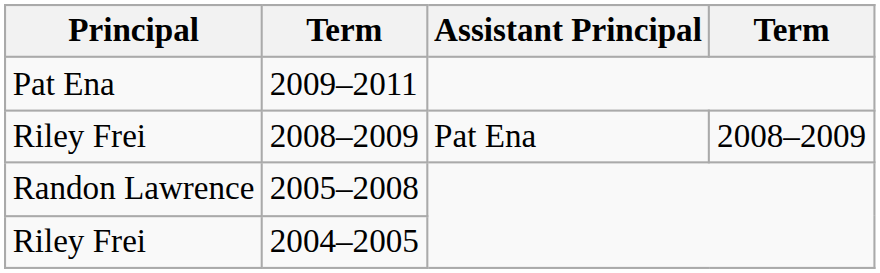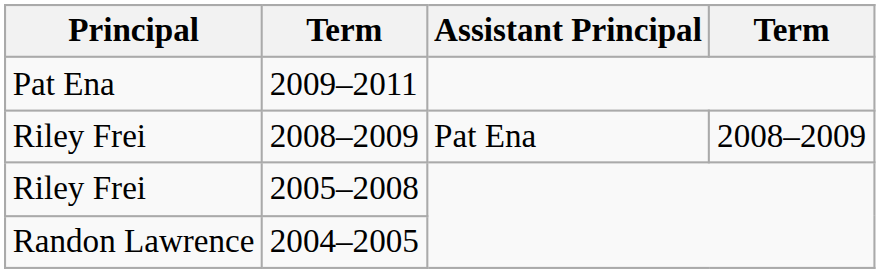(134, 188) Randon Lawrence -> (79, 188) Riley Frei
(79, 240) Riley Frei -> (134, 240) Randon Lawrence
